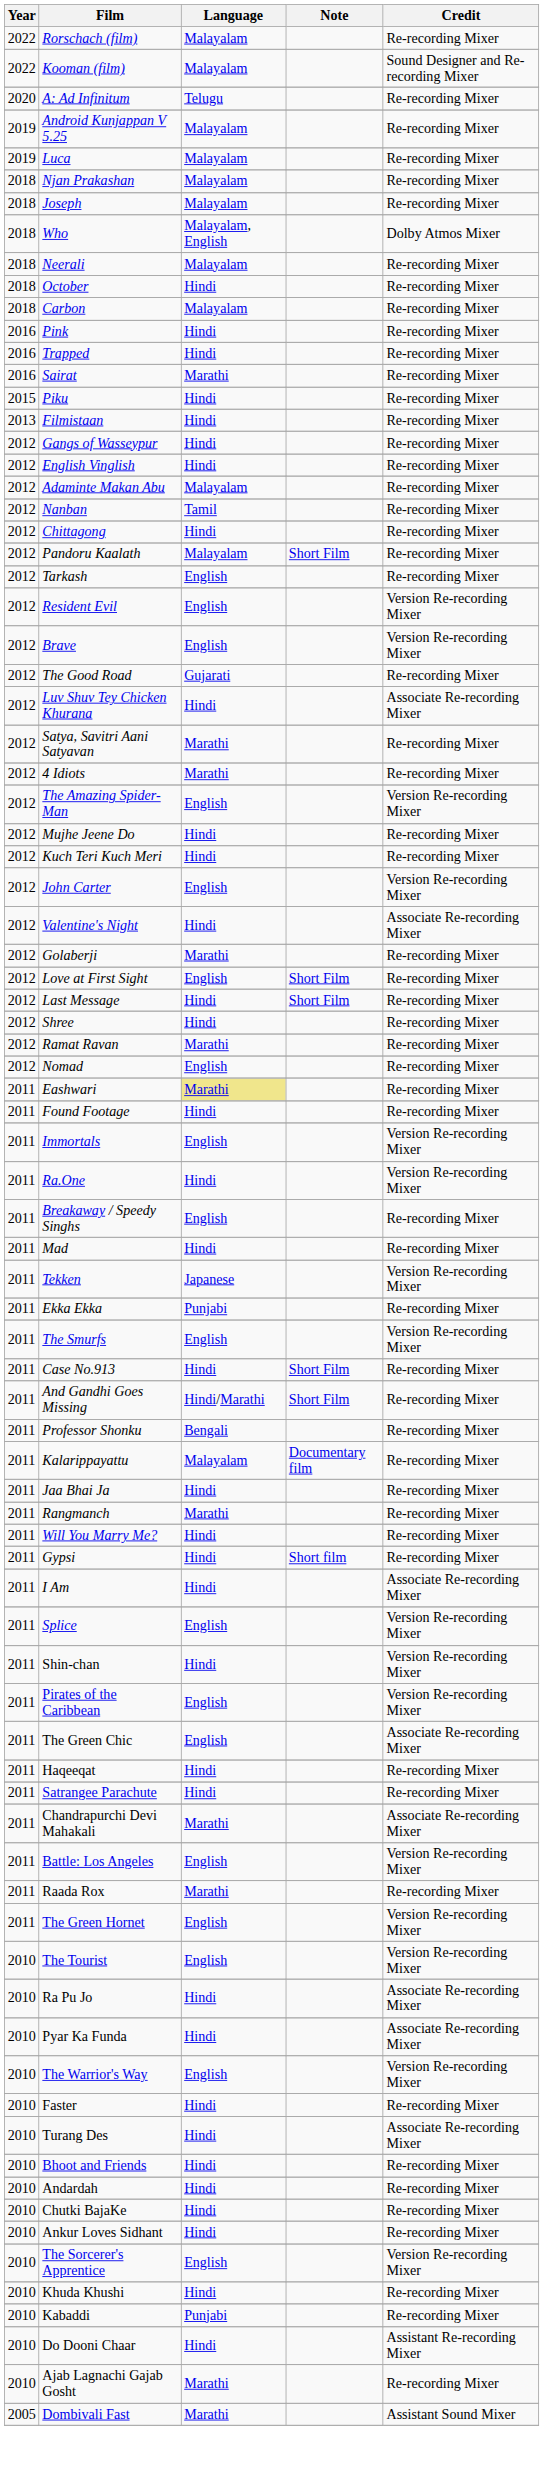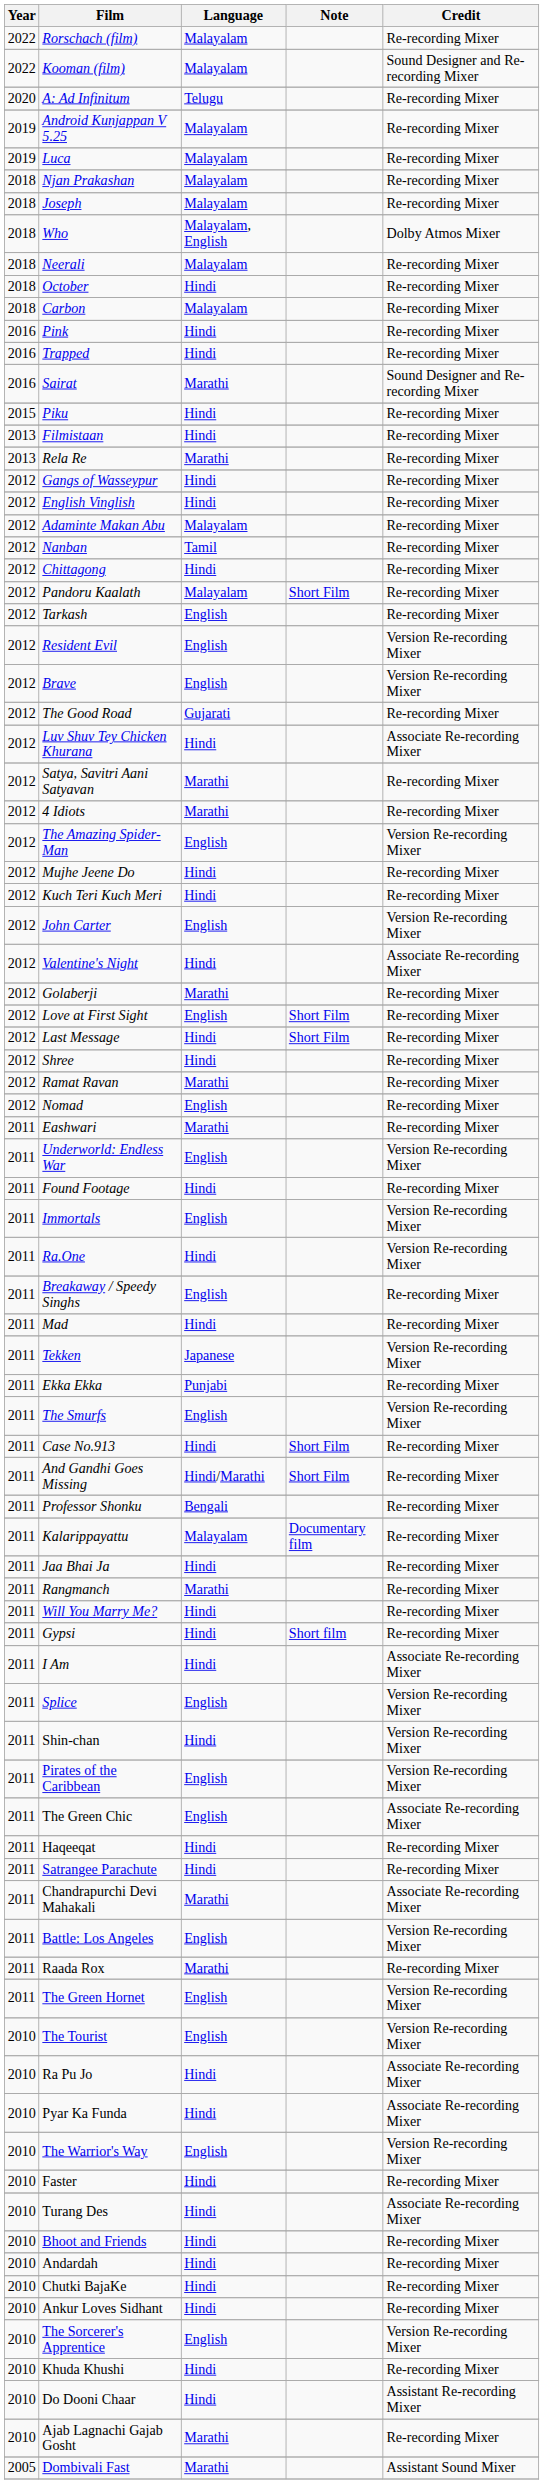(443, 375) Re-recording Mixer -> (455, 383) Sound Designer and Re-recording Mixer
+ row: (64, 458)
(206, 1089) khaki background -> (206, 1127) no background
+ row: (103, 1158)
- row: (66, 2315)
